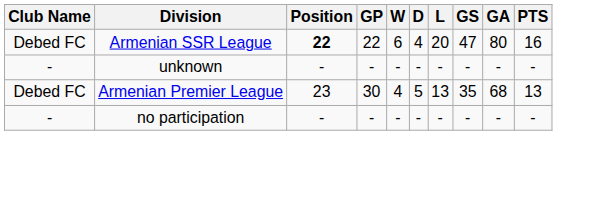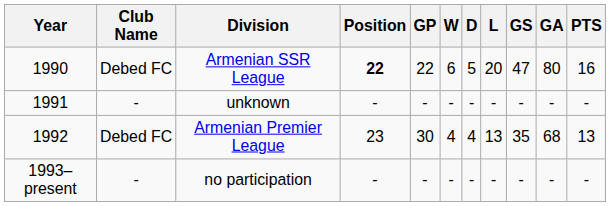+ column: (50, 25)
(418, 42) 4 -> (472, 68) 5
(418, 92) 5 -> (472, 136) 4
